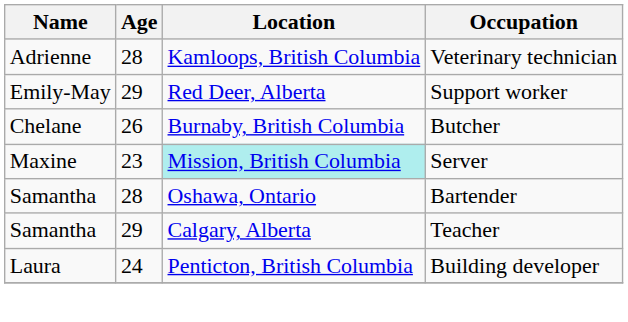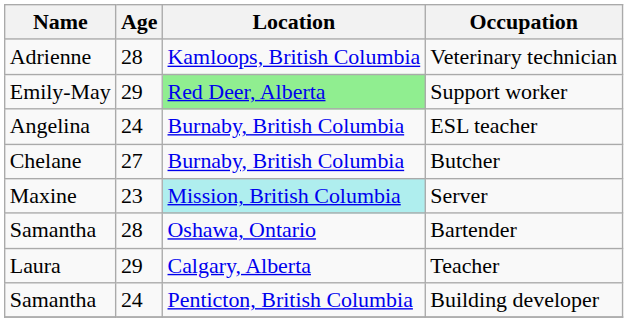(247, 91) no background -> (247, 91) lightgreen background
+ row: (484, 126)
(132, 126) 26 -> (132, 160) 27
(53, 230) Samantha -> (35, 265) Laura
(35, 265) Laura -> (53, 299) Samantha
